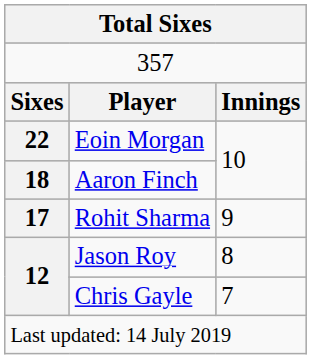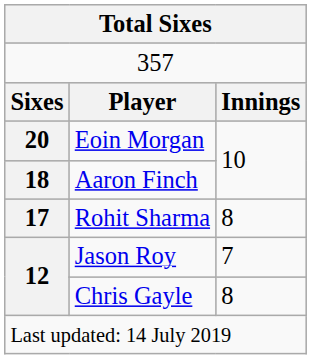(37, 140) 22 -> (37, 140) 20
(227, 218) 9 -> (227, 218) 8
(227, 256) 8 -> (227, 256) 7
(227, 295) 7 -> (227, 295) 8
